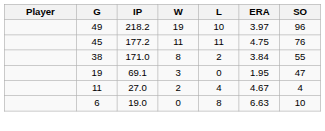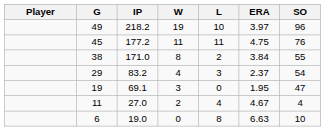+ row: (97, 73)
